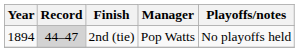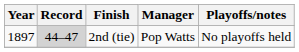(21, 36) 1894 -> (21, 36) 1897
